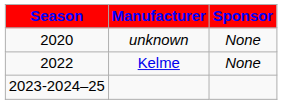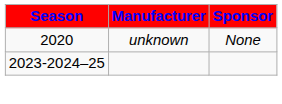- row: (159, 63)
